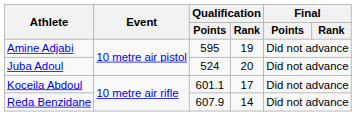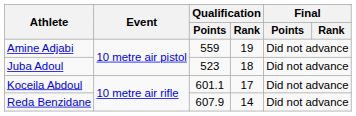(210, 49) 595 -> (210, 49) 559
(210, 67) 524 -> (210, 67) 523
(247, 67) 20 -> (247, 67) 18
